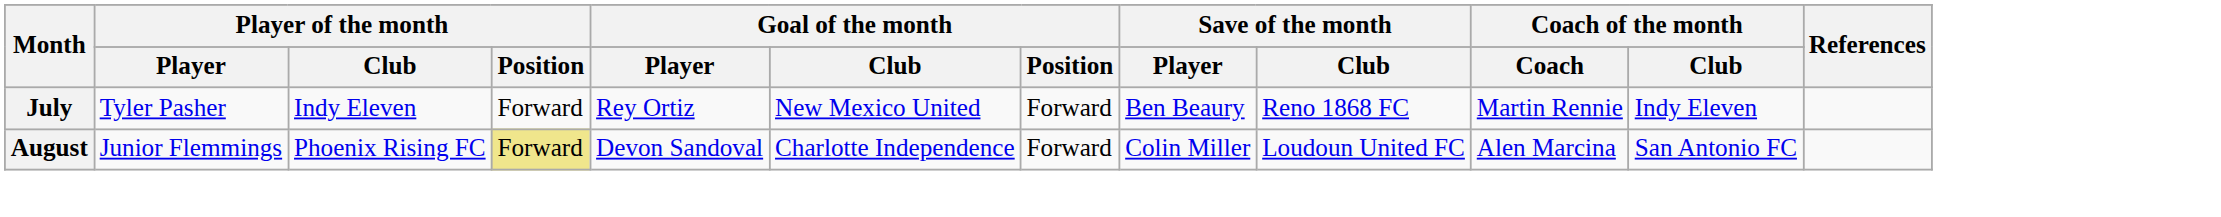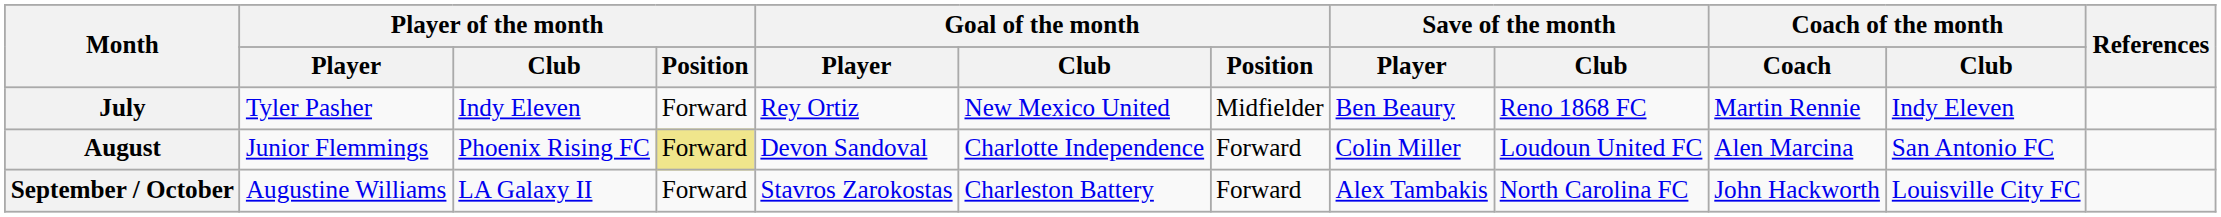(1069, 107) Forward -> (1270, 107) Midfielder
+ row: (122, 189)
